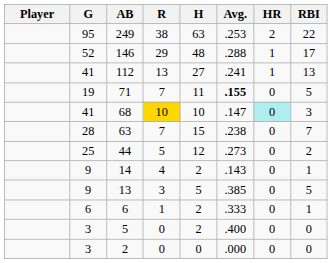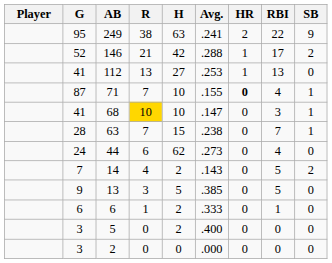+ column: (311, 14)
(235, 33) .253 -> (212, 33) .241
(162, 53) 29 -> (146, 53) 21
(199, 53) 48 -> (179, 53) 42
(235, 72) .241 -> (212, 72) .253
(88, 92) 19 -> (80, 92) 87
(199, 92) 11 -> (179, 92) 10
(235, 92) bold -> (212, 92) normal
(272, 92) normal -> (245, 92) bold
(309, 92) 5 -> (278, 92) 4
(272, 111) paleturquoise background -> (245, 111) no background
(88, 151) 25 -> (80, 151) 24
(162, 151) 5 -> (146, 151) 6
(199, 151) 12 -> (179, 151) 62
(309, 151) 2 -> (278, 151) 4
(88, 170) 9 -> (80, 170) 7
(309, 170) 1 -> (278, 170) 5
